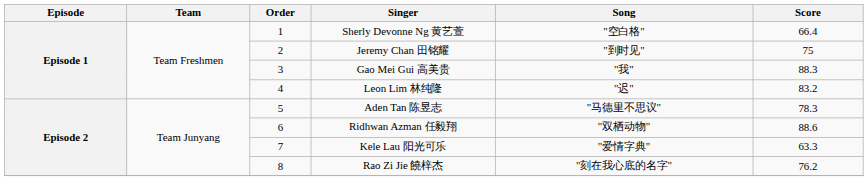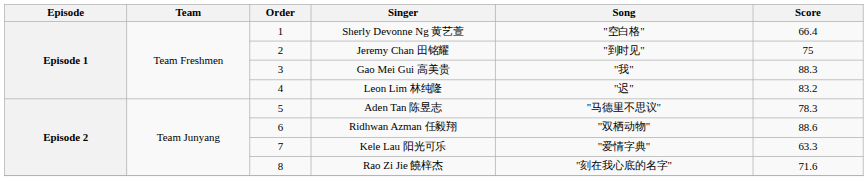(808, 166) 76.2 -> (808, 166) 71.6
